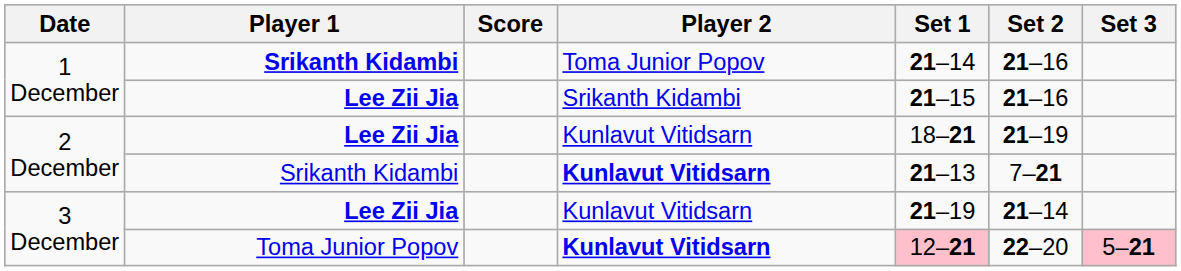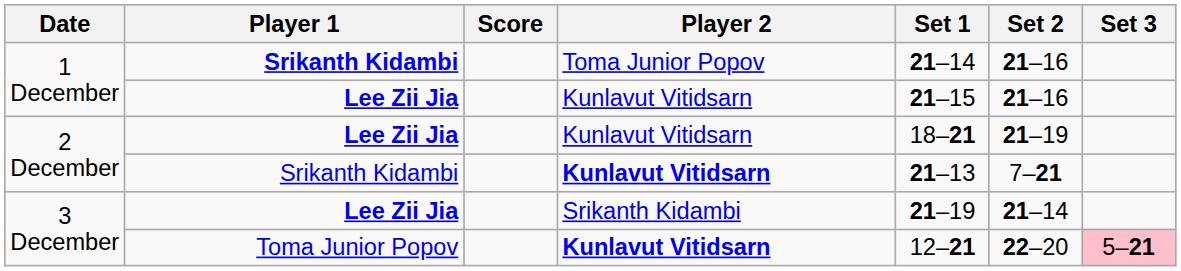(652, 98) Srikanth Kidambi -> (657, 98) Kunlavut Vitidsarn
(657, 210) Kunlavut Vitidsarn -> (652, 210) Srikanth Kidambi
(942, 248) pink background -> (942, 248) no background
